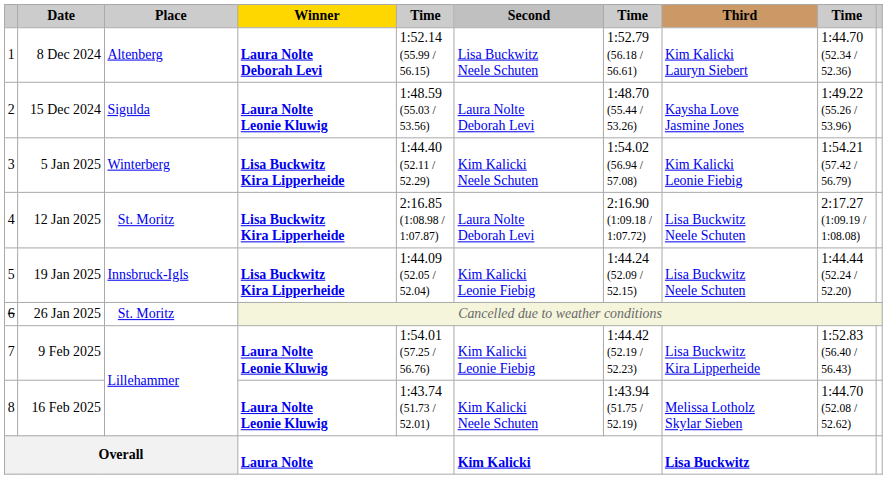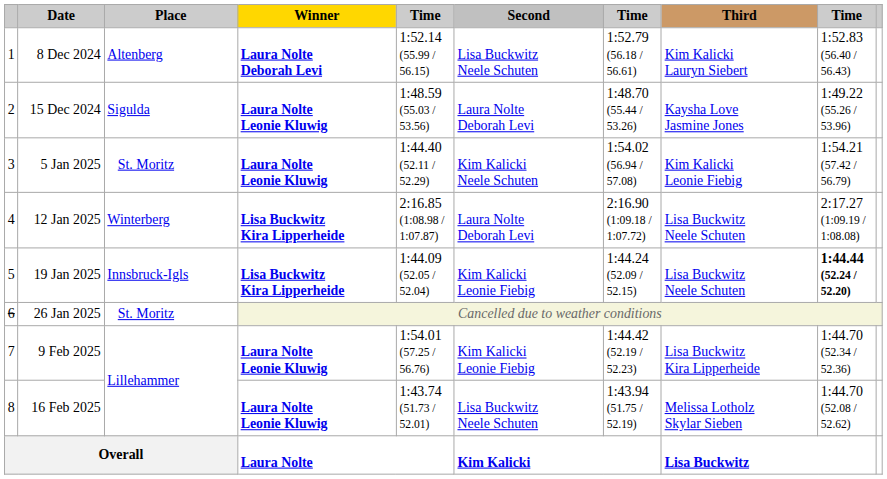(842, 53) 1:44.70 (52.34 / 52.36) -> (842, 53) 1:52.83 (56.40 / 56.43)
(139, 164) Winterberg -> (141, 164) St. Moritz
(293, 172) Lisa Buckwitz Kira Lipperheide -> (284, 172) Laura Nolte Leonie Kluwig
(141, 219) St. Moritz -> (139, 219) Winterberg
(842, 274) normal -> (842, 274) bold
(842, 351) 1:52.83 (56.40 / 56.43) -> (842, 351) 1:44.70 (52.34 / 52.36)
(498, 415) Kim Kalicki Neele Schuten -> (498, 415) Lisa Buckwitz Neele Schuten
